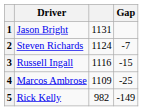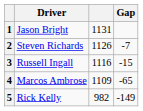(102, 47) 1124 -> (102, 47) 1126
(126, 80) -25 -> (126, 80) -65
